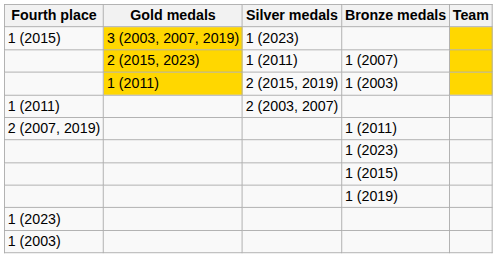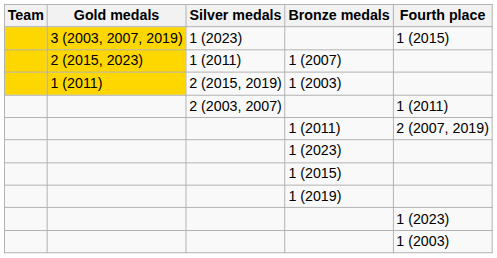columns swapped: (471, 15) <-> (54, 15)
